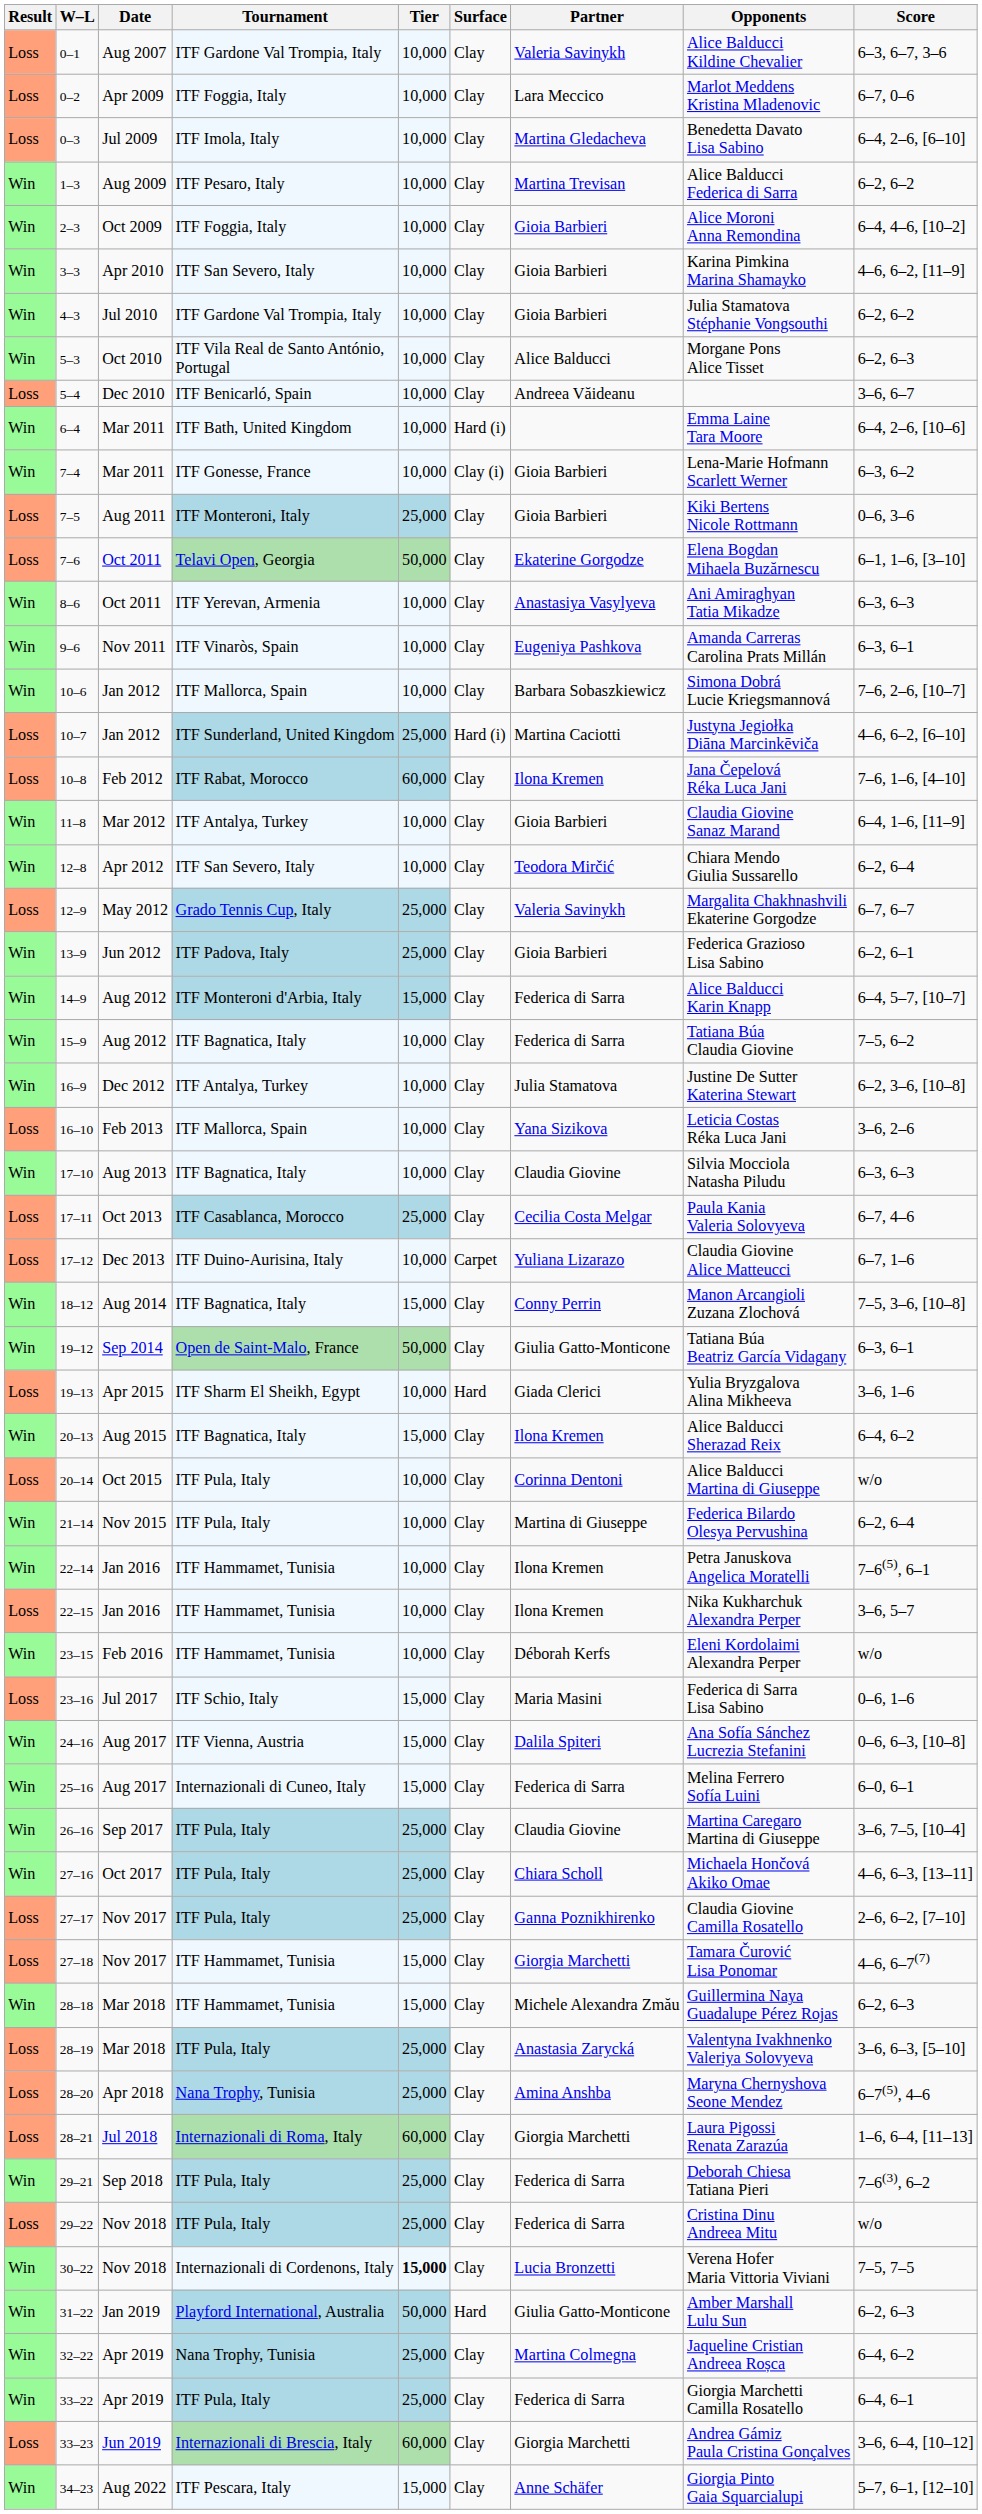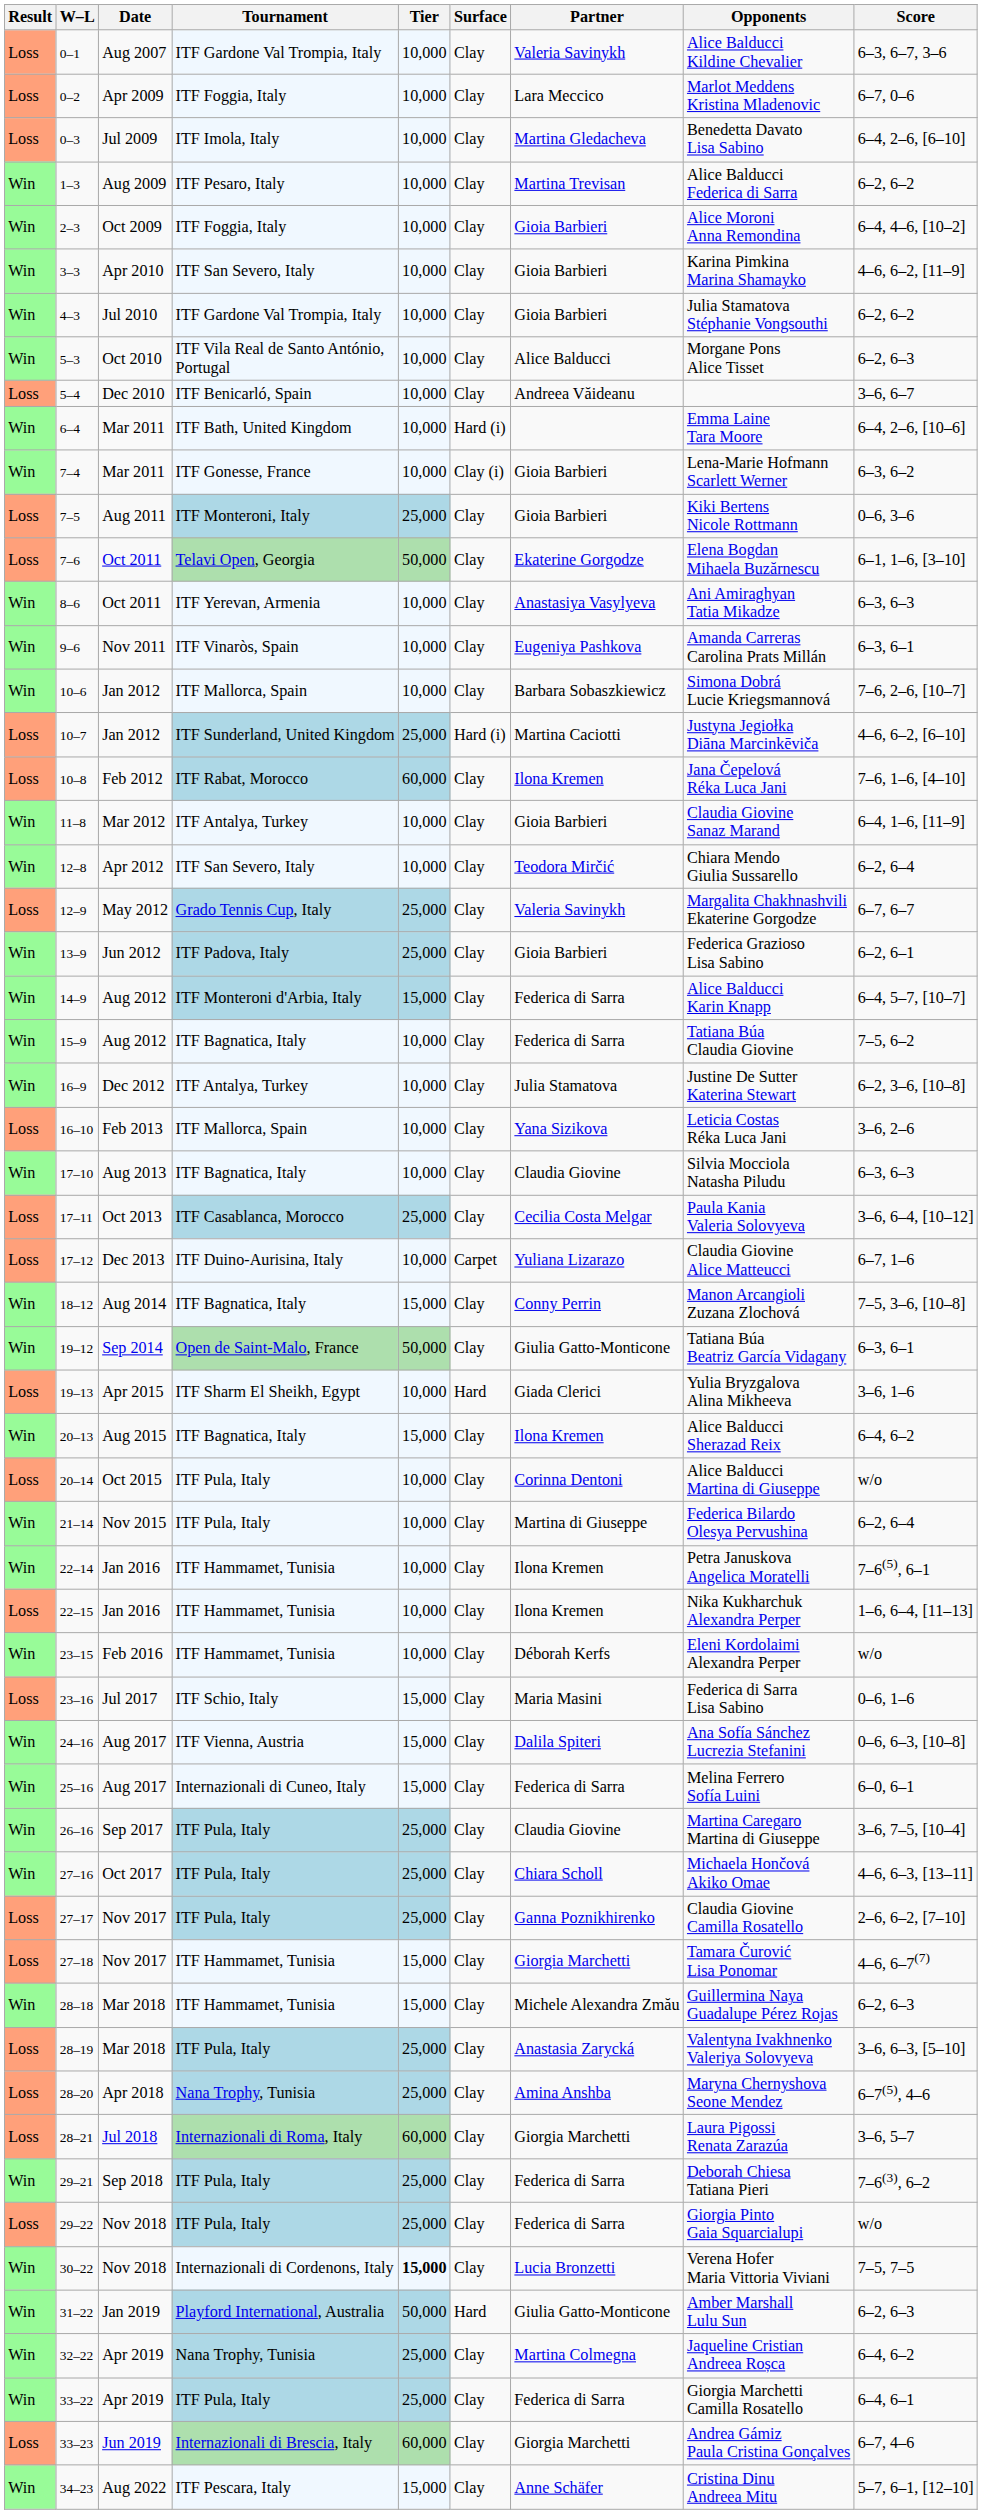(886, 1216) 6–7, 4–6 -> (916, 1216) 3–6, 6–4, [10–12]
(886, 1610) 3–6, 5–7 -> (915, 1610) 1–6, 6–4, [11–13]
(915, 2136) 1–6, 6–4, [11–13] -> (886, 2136) 3–6, 5–7
(732, 2224) Cristina Dinu Andreea Mitu -> (745, 2224) Giorgia Pinto Gaia Squarcialupi
(916, 2443) 3–6, 6–4, [10–12] -> (886, 2443) 6–7, 4–6
(745, 2487) Giorgia Pinto Gaia Squarcialupi -> (732, 2487) Cristina Dinu Andreea Mitu
